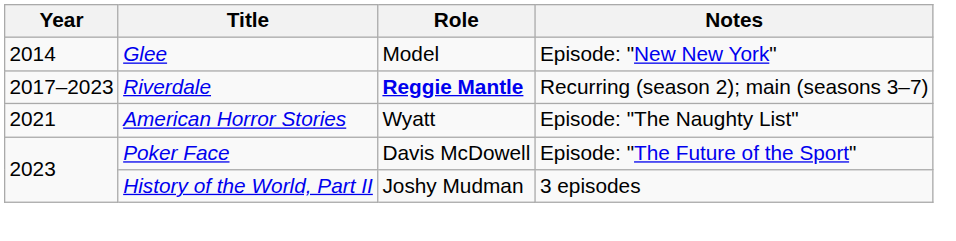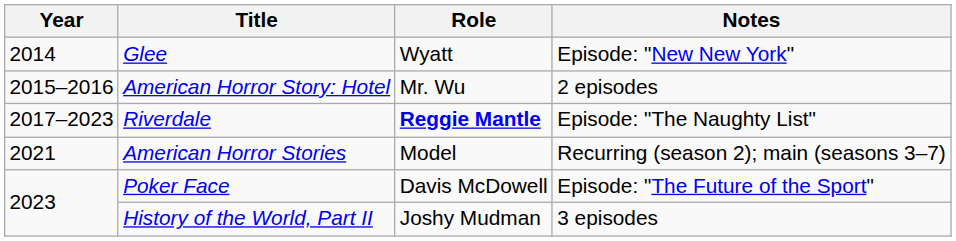(411, 53) Model -> (426, 53) Wyatt
+ row: (257, 86)
(734, 86) Recurring (season 2); main (seasons 3–7) -> (687, 119) Episode: "The Naughty List"
(409, 119) Wyatt -> (428, 152) Model
(669, 119) Episode: "The Naughty List" -> (751, 152) Recurring (season 2); main (seasons 3–7)
